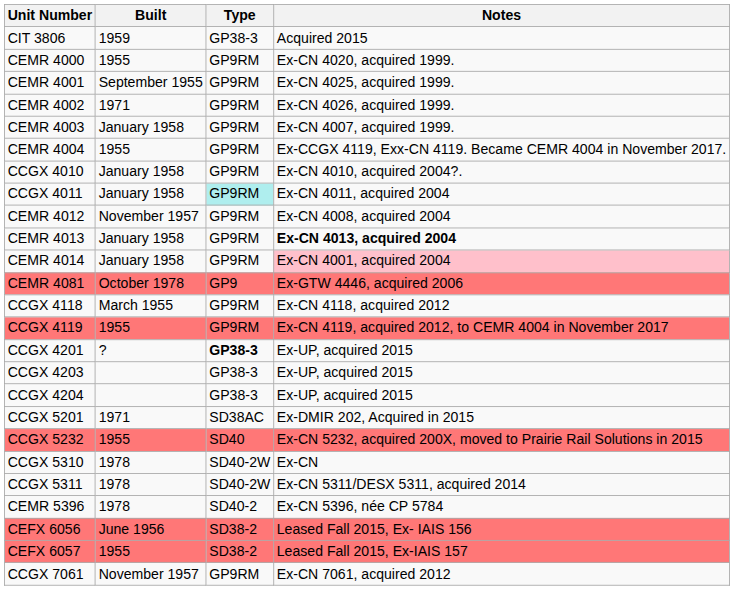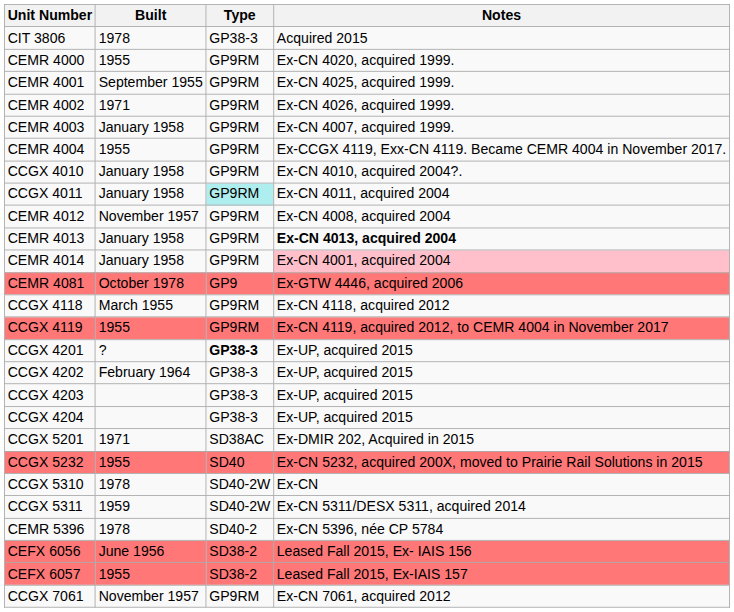(114, 37) 1959 -> (114, 37) 1978
+ row: (46, 372)
(114, 484) 1978 -> (114, 506) 1959
